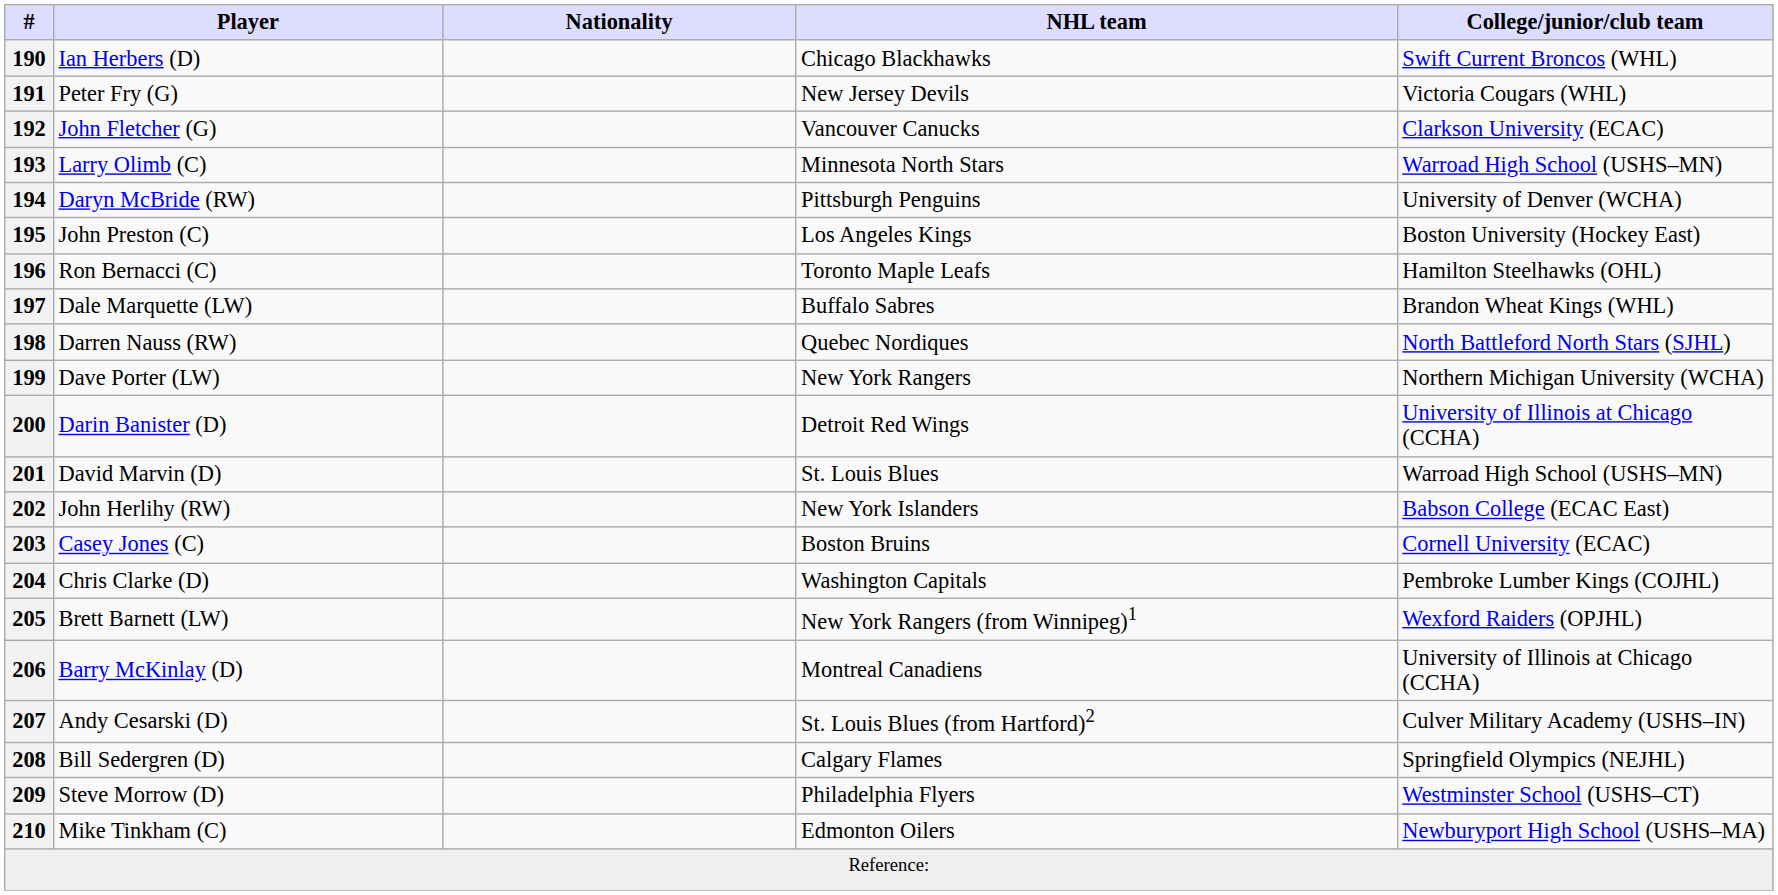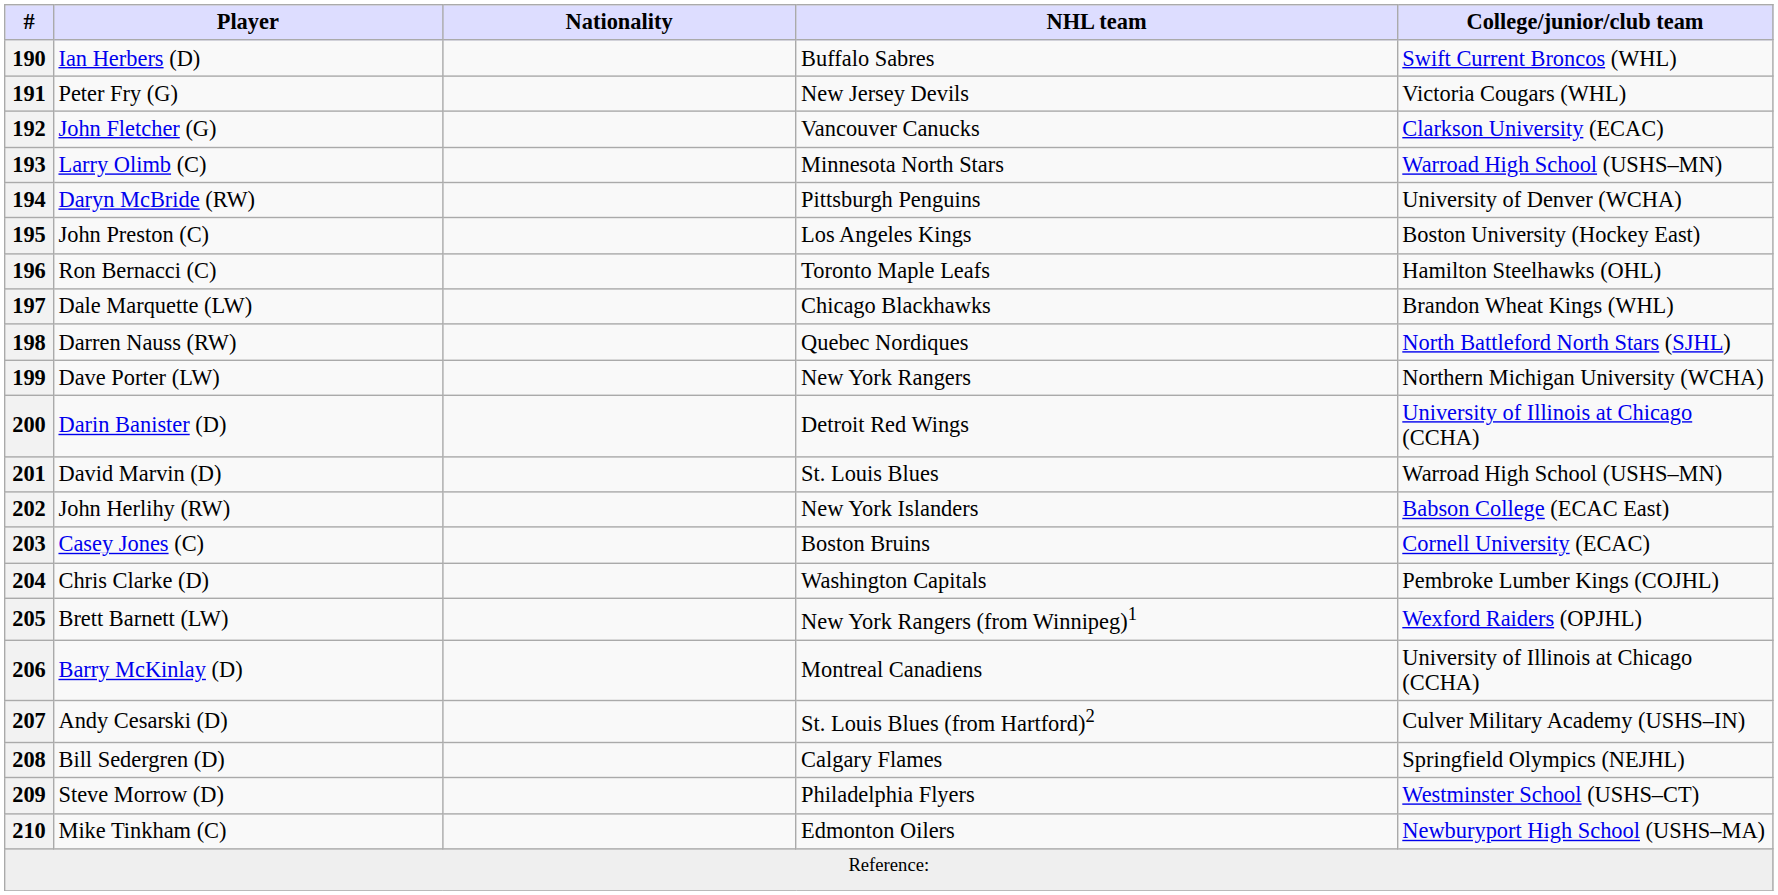(896, 57) Chicago Blackhawks -> (868, 57) Buffalo Sabres
(868, 306) Buffalo Sabres -> (896, 306) Chicago Blackhawks
